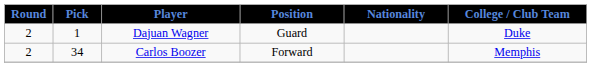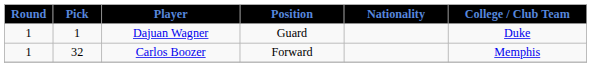(29, 33) 2 -> (29, 33) 1
(29, 52) 2 -> (29, 52) 1
(77, 52) 34 -> (77, 52) 32
